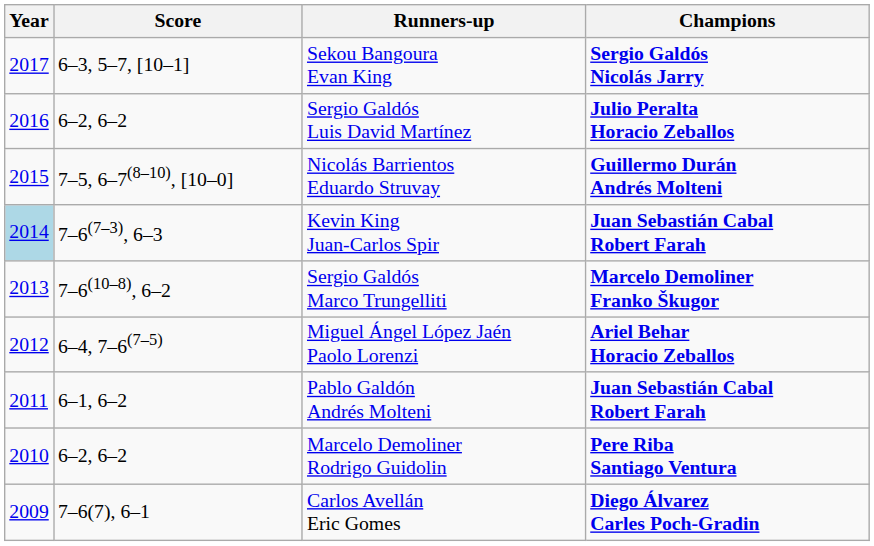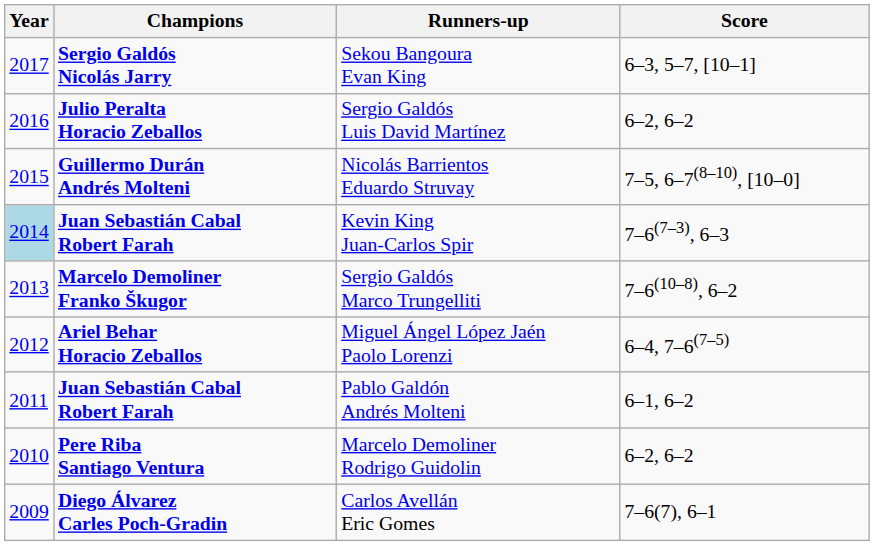columns swapped: (727, 21) <-> (178, 21)
